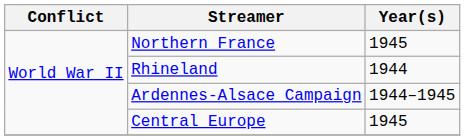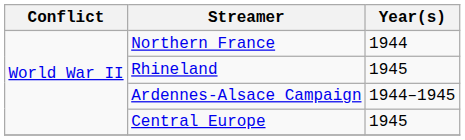(388, 44) 1945 -> (388, 44) 1944
(388, 70) 1944 -> (388, 70) 1945
